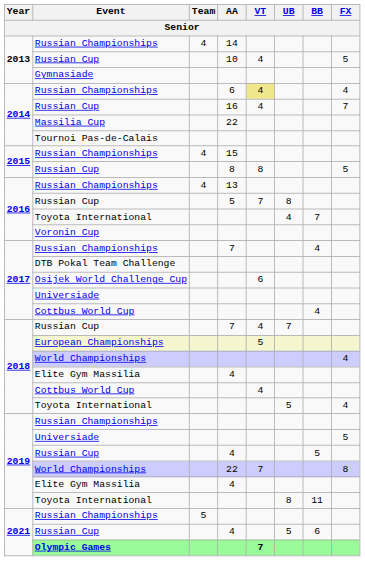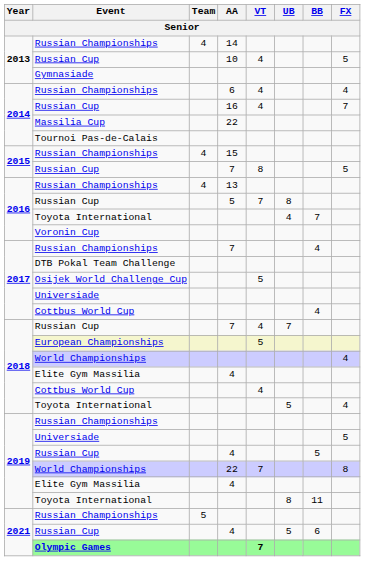(260, 91) khaki background -> (260, 91) no background
(232, 170) 8 -> (232, 170) 7
(260, 280) 6 -> (260, 280) 5
